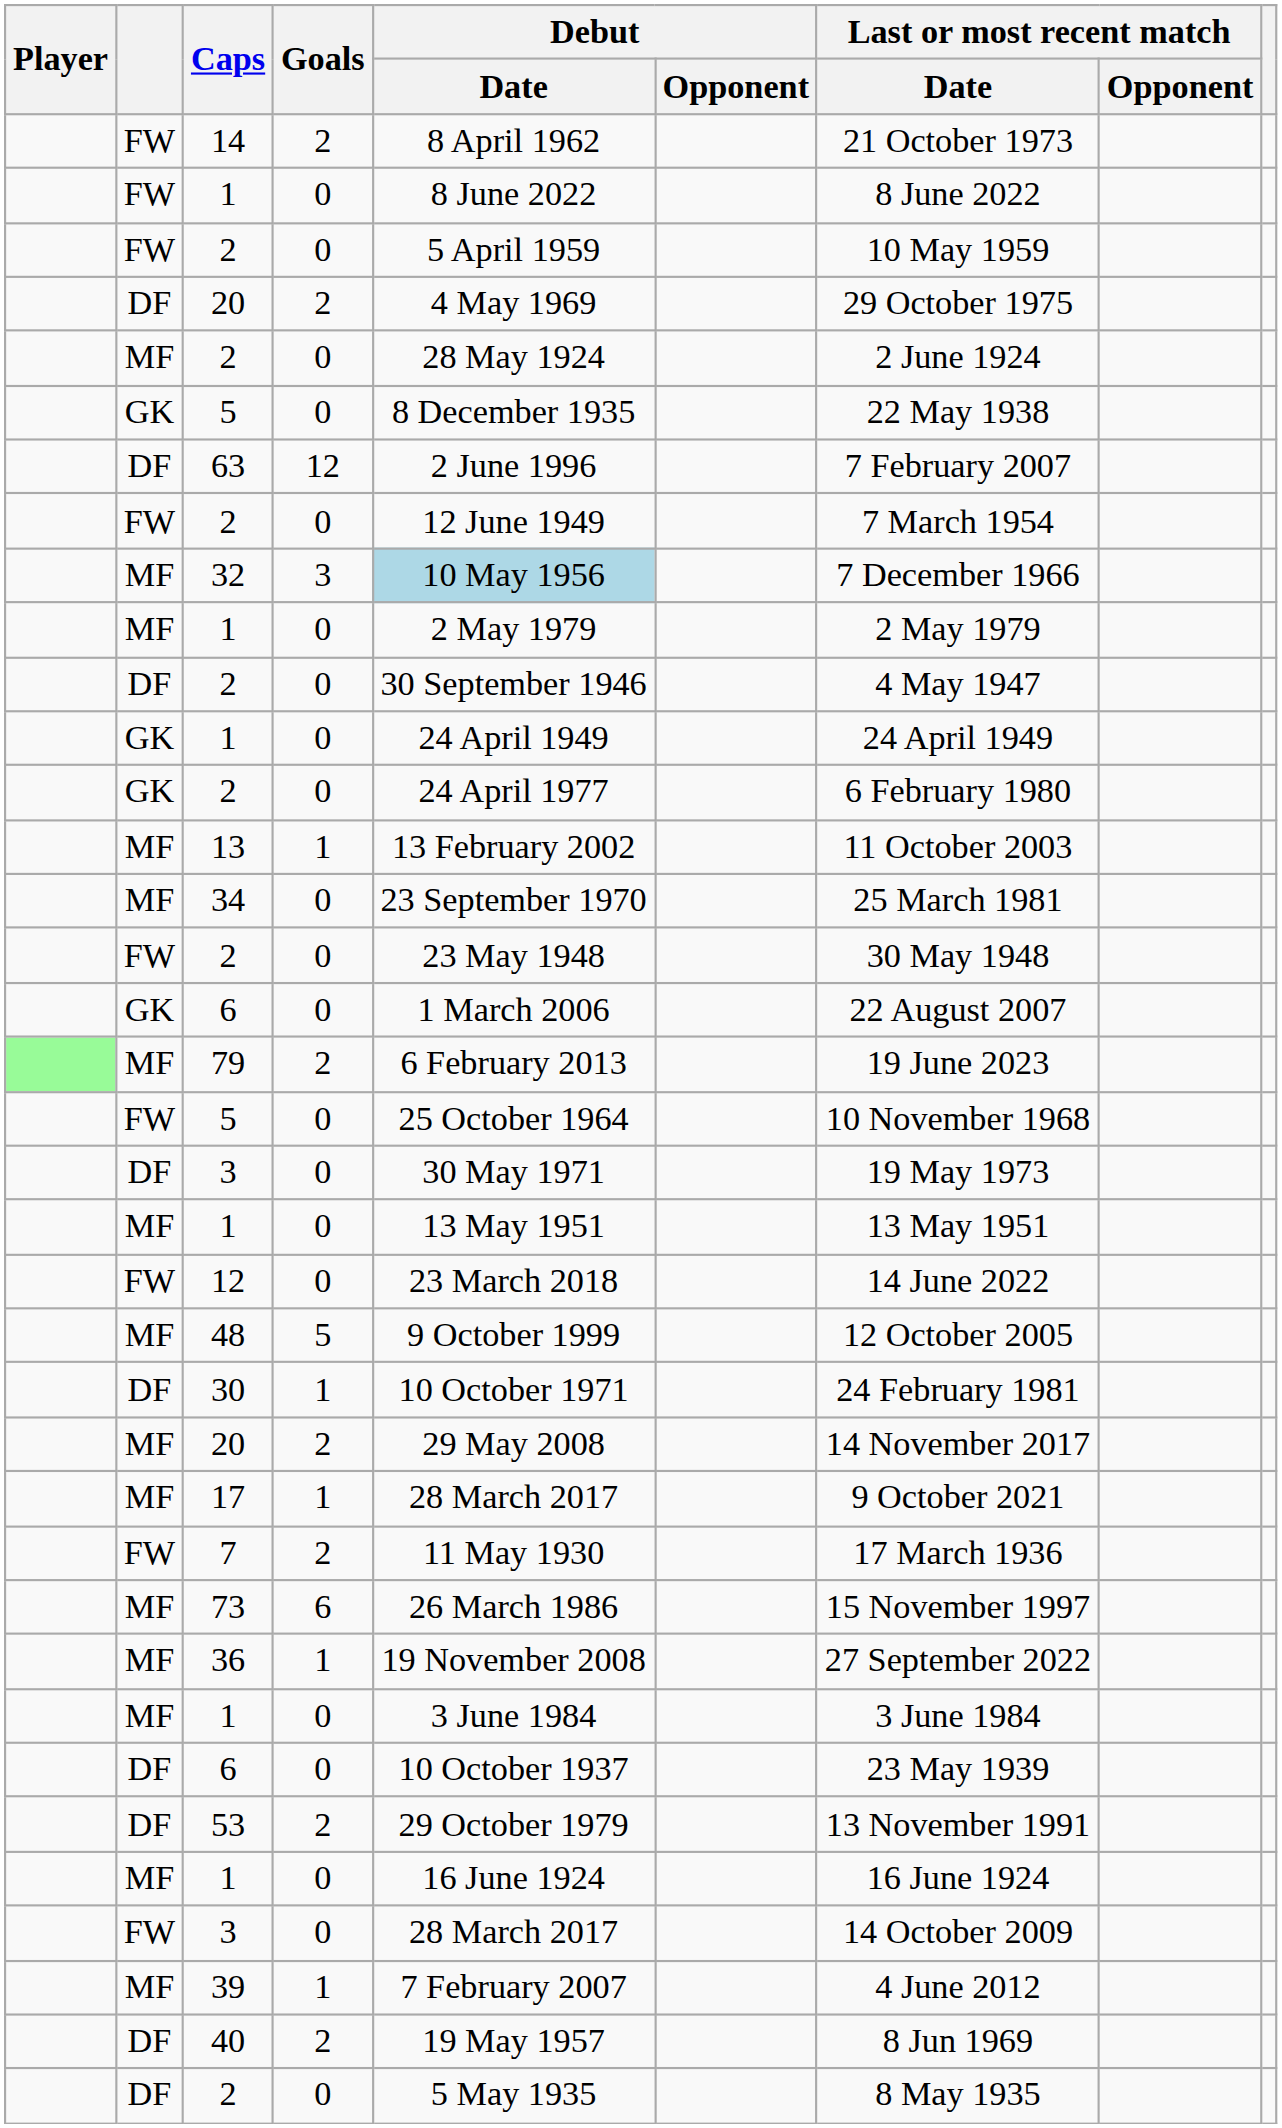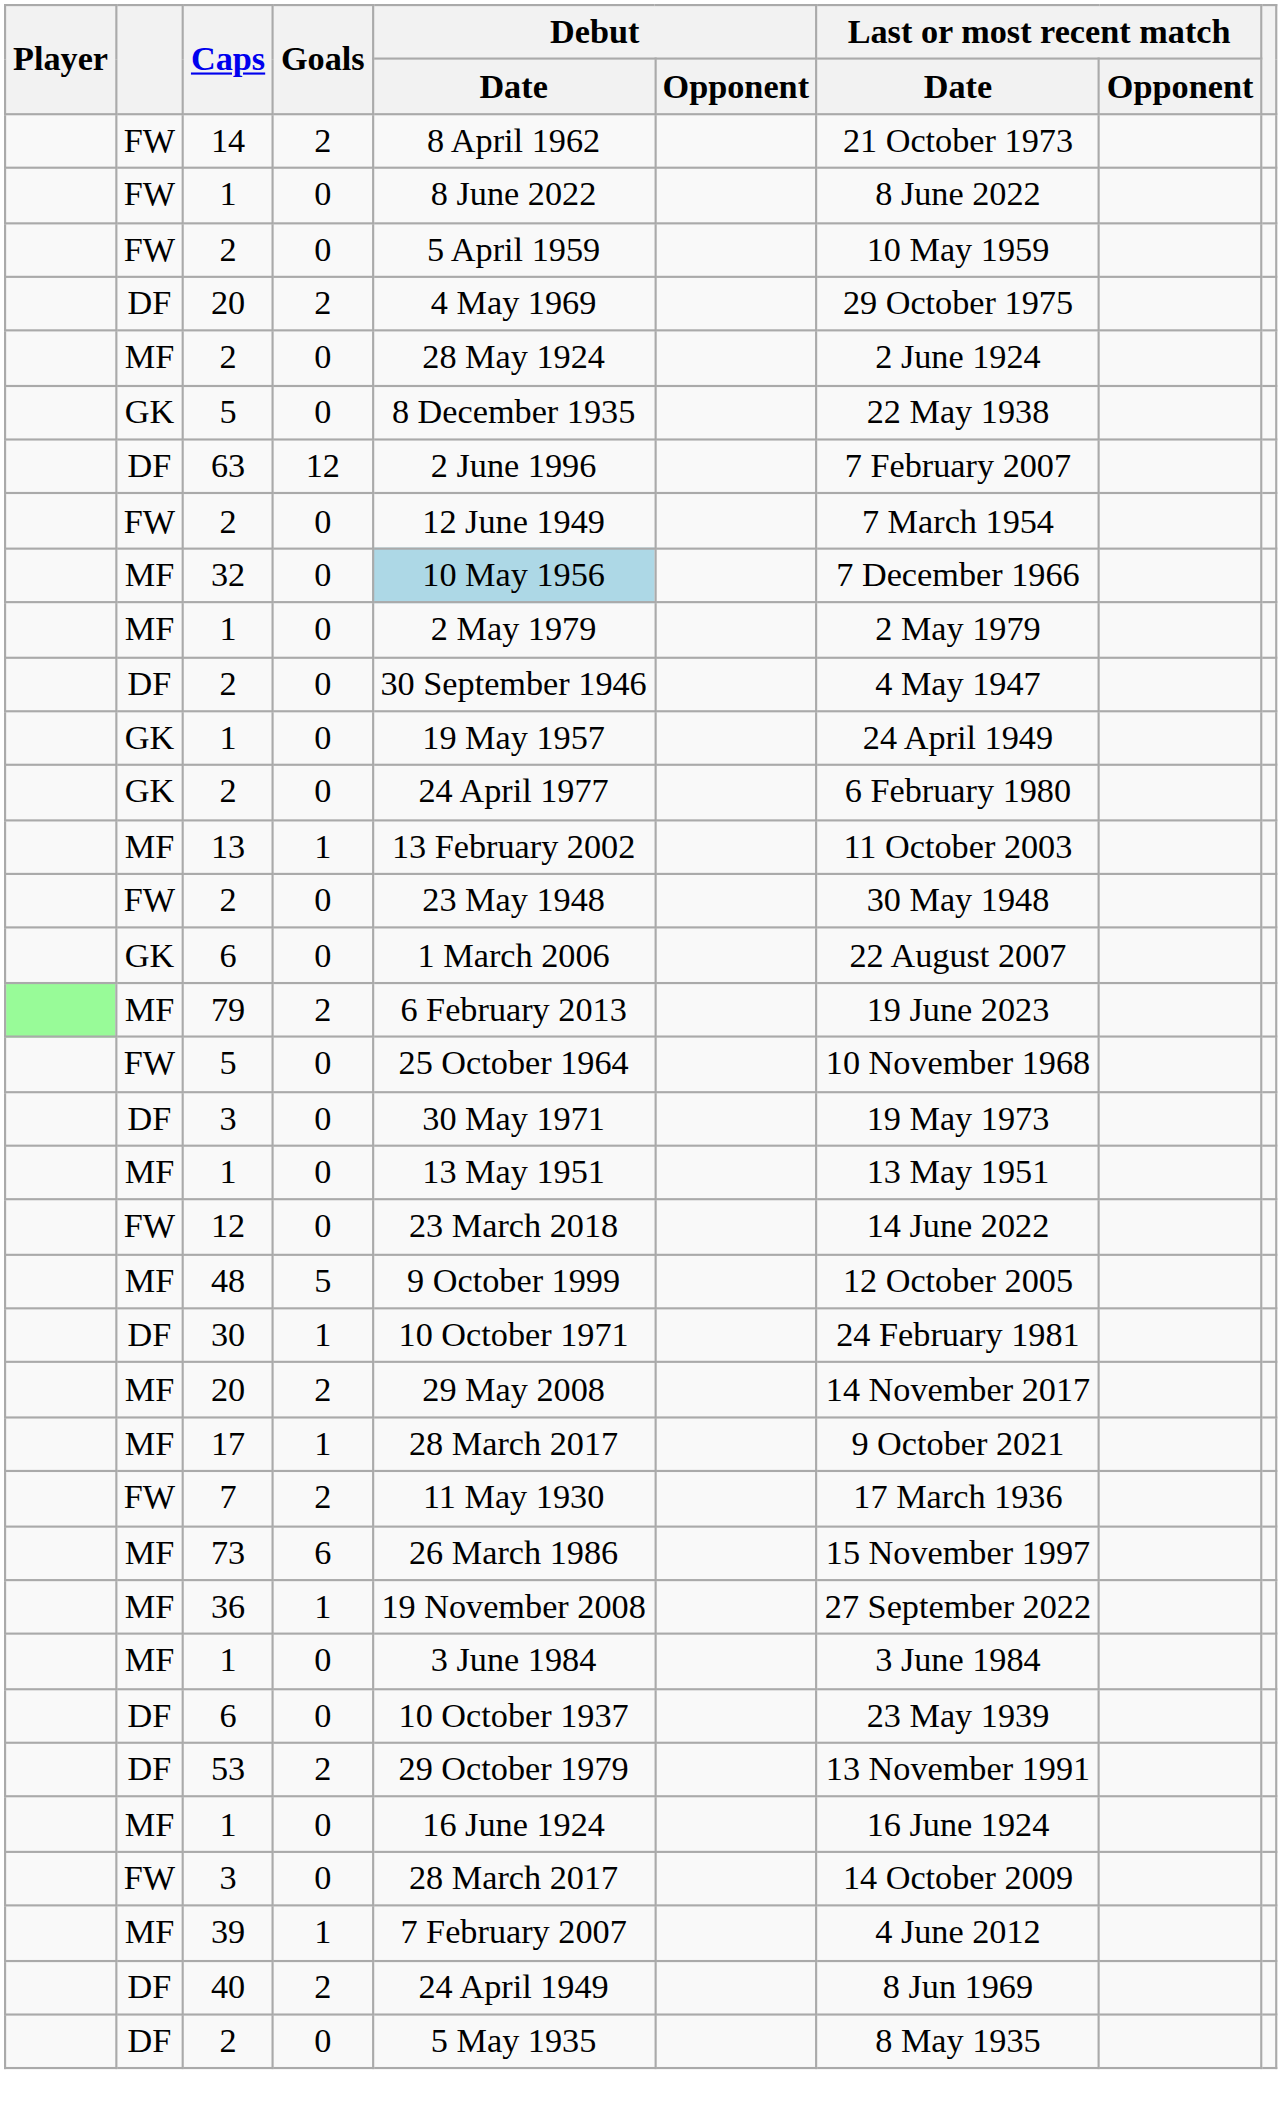(323, 574) 3 -> (323, 574) 0
(514, 737) 24 April 1949 -> (514, 737) 19 May 1957
- row: (149, 900)
(514, 2040) 19 May 1957 -> (514, 1986) 24 April 1949
